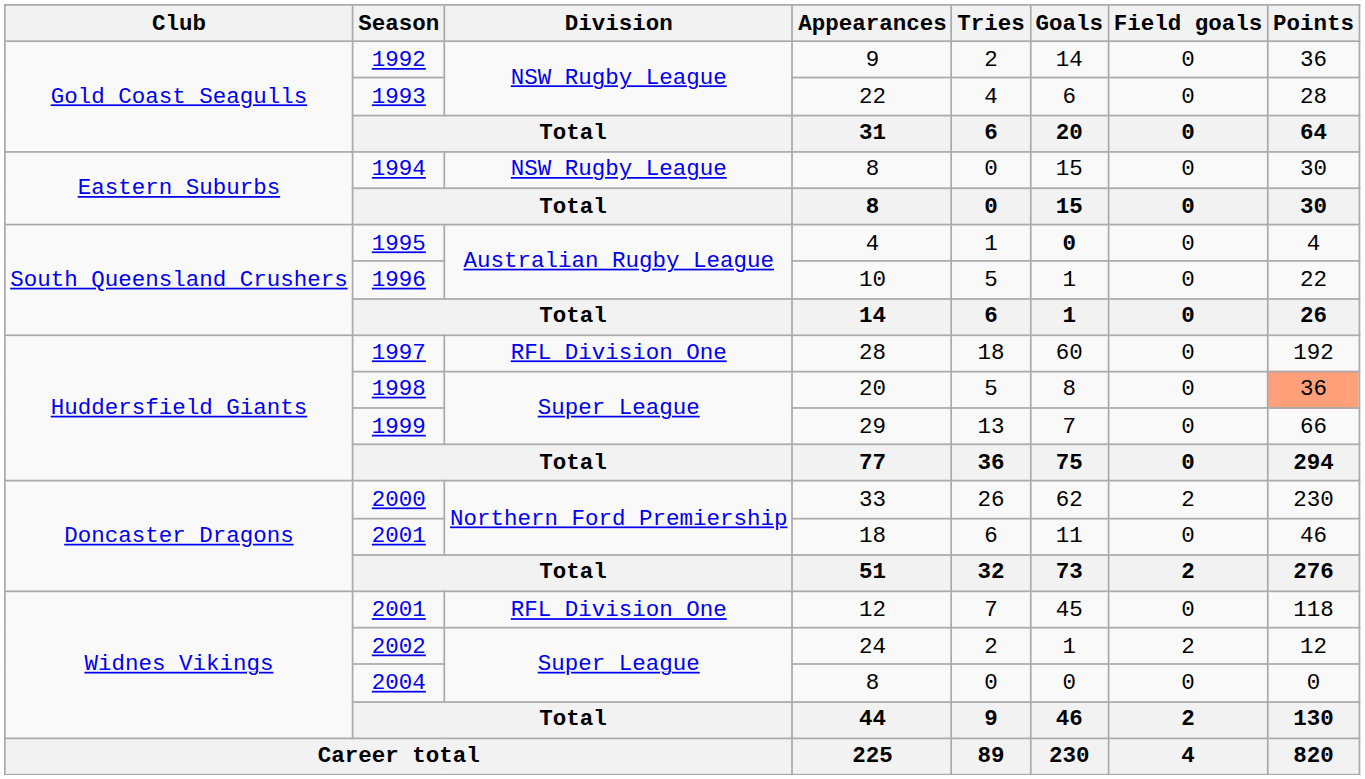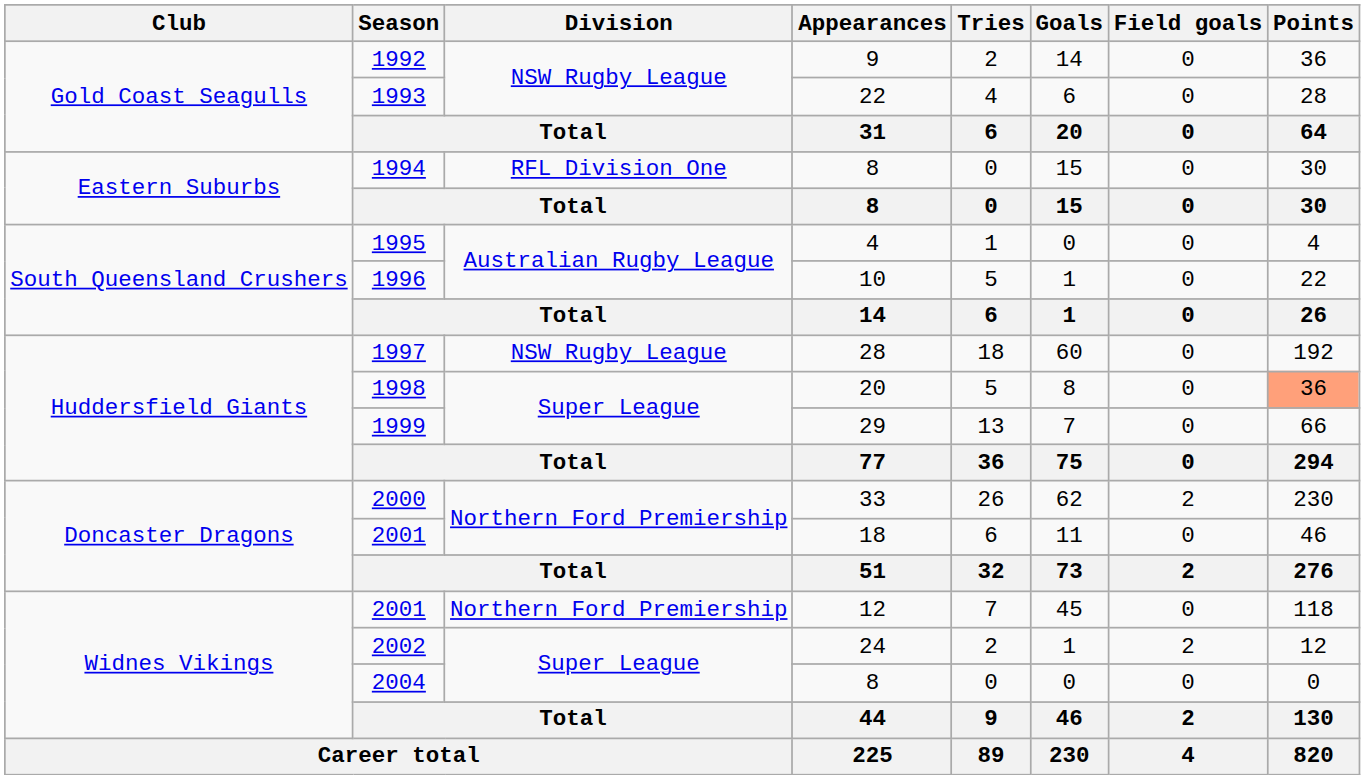(619, 170) NSW Rugby League -> (619, 170) RFL Division One
(1069, 243) bold -> (1069, 243) normal
(619, 353) RFL Division One -> (619, 353) NSW Rugby League
(619, 610) RFL Division One -> (619, 610) Northern Ford Premiership
